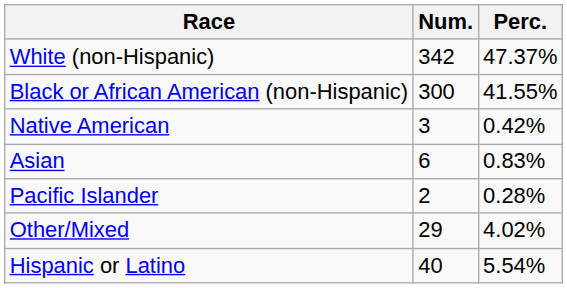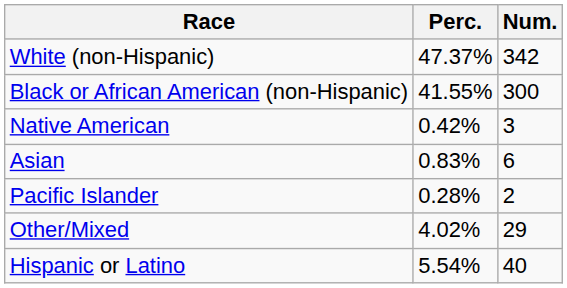columns swapped: (446, 21) <-> (520, 21)
